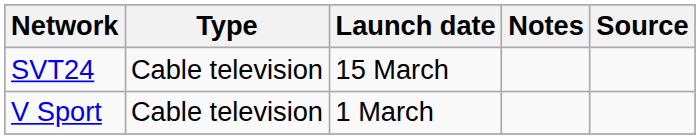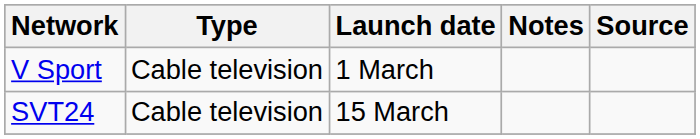rows swapped: (56, 112) <-> (53, 69)
